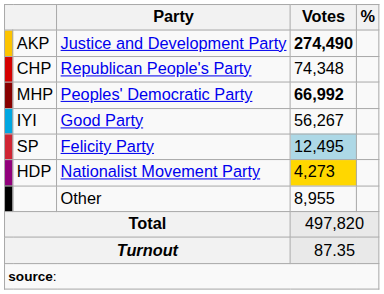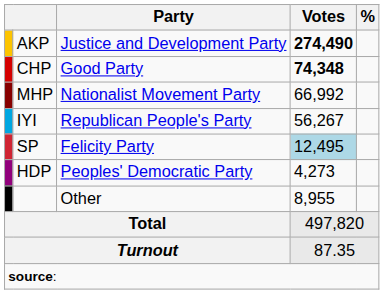(156, 69) Republican People's Party -> (102, 69) Good Party
(319, 69) normal -> (319, 69) bold
(156, 95) Peoples' Democratic Party -> (160, 95) Nationalist Movement Party
(319, 95) bold -> (319, 95) normal
(102, 120) Good Party -> (156, 120) Republican People's Party
(160, 172) Nationalist Movement Party -> (156, 172) Peoples' Democratic Party
(314, 172) gold background -> (314, 172) no background
